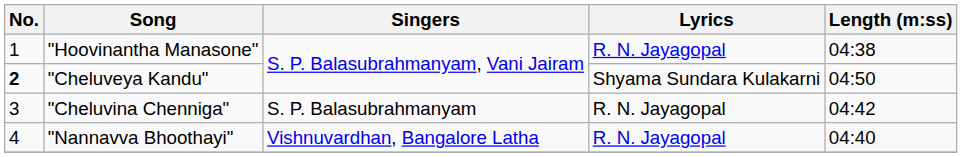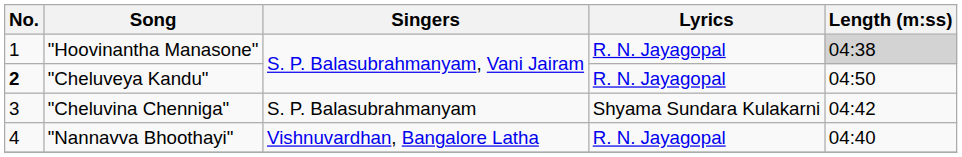(852, 49) no background -> (852, 49) lightgrey background
(706, 79) Shyama Sundara Kulakarni -> (659, 79) R. N. Jayagopal
(659, 108) R. N. Jayagopal -> (706, 108) Shyama Sundara Kulakarni
